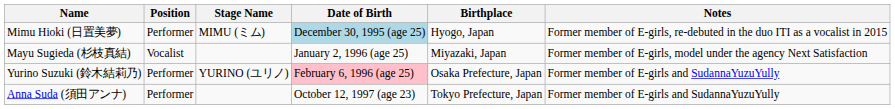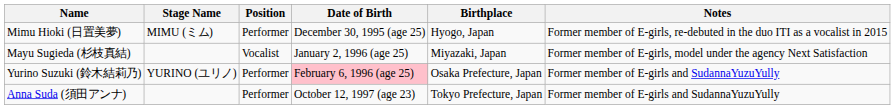columns swapped: (244, 13) <-> (170, 13)
(360, 32) lightblue background -> (360, 32) no background
